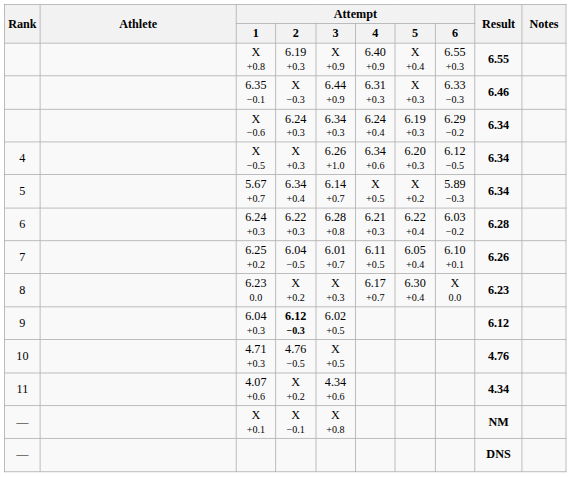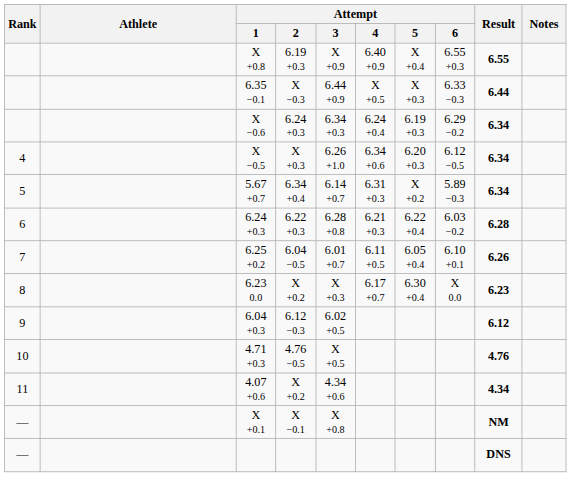(375, 92) 6.31 +0.3 -> (375, 92) X +0.5
(499, 92) 6.46 -> (499, 92) 6.44
(375, 191) X +0.5 -> (375, 191) 6.31 +0.3
(296, 323) bold -> (296, 323) normal
